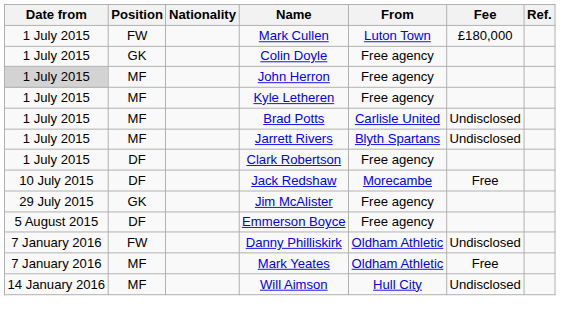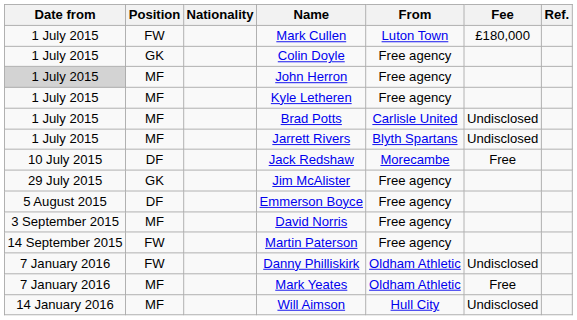- row: (294, 160)
+ row: (311, 222)
+ row: (311, 243)
